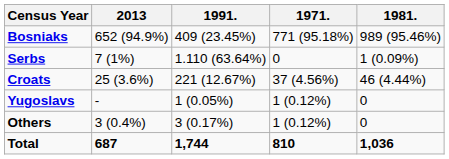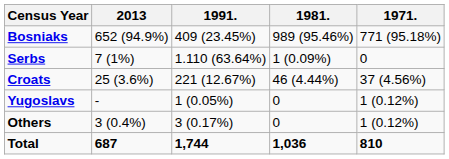columns swapped: (400, 15) <-> (313, 15)
